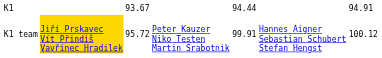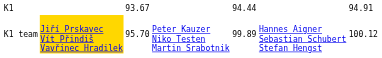(137, 34) 95.72 -> (137, 34) 95.70
(244, 34) 99.91 -> (244, 34) 99.89
